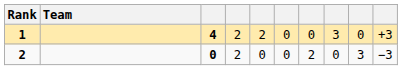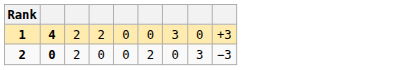- column: (57, 14)
